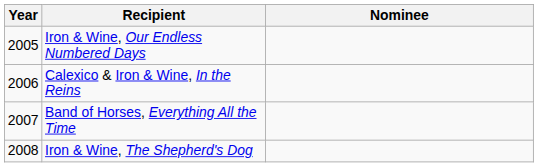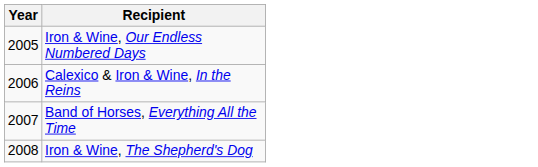- column: (399, 15)
